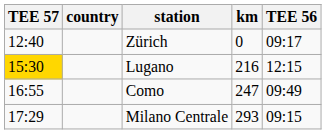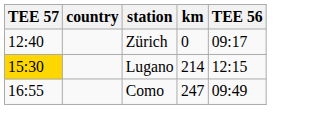(247, 66) 216 -> (193, 66) 214
- row: (177, 116)
